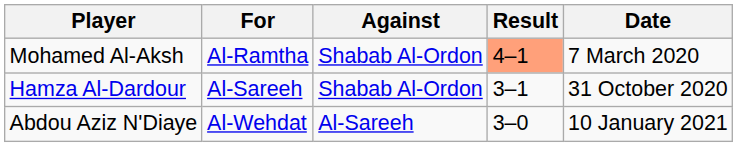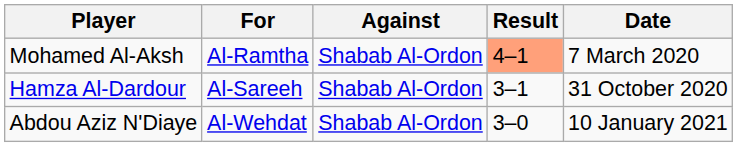(366, 123) Al-Sareeh -> (401, 123) Shabab Al-Ordon
